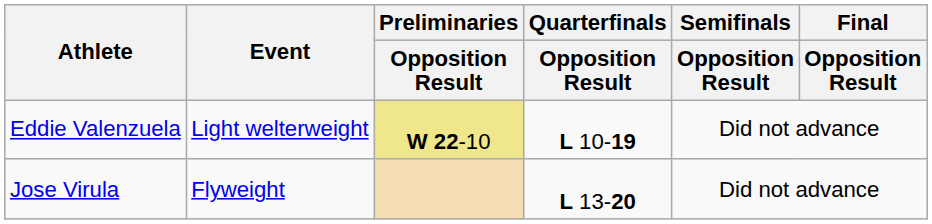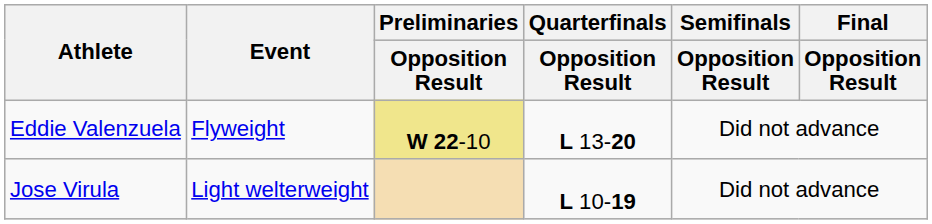(280, 130) Light welterweight -> (238, 130) Flyweight
(598, 142) L 10-19 -> (598, 142) L 13-20
(238, 189) Flyweight -> (280, 189) Light welterweight
(598, 202) L 13-20 -> (598, 202) L 10-19
